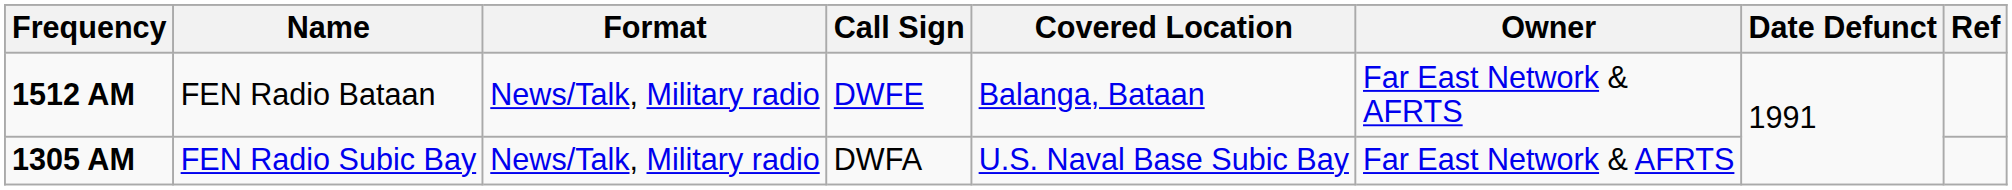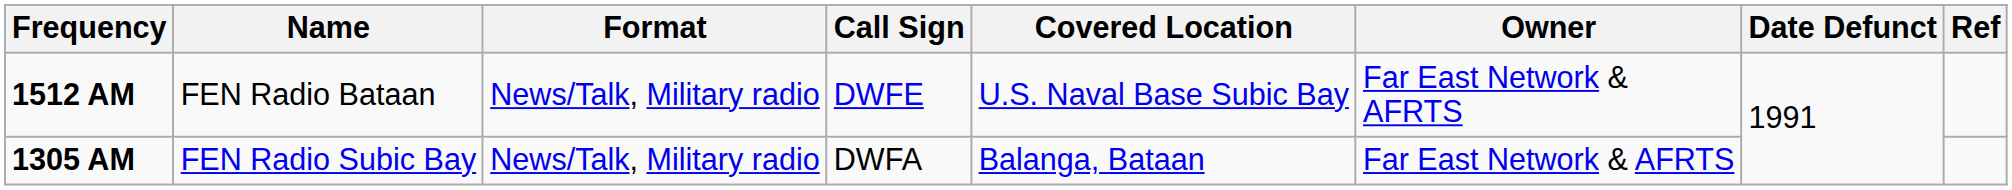(1092, 94) Balanga, Bataan -> (1164, 94) U.S. Naval Base Subic Bay
(1164, 160) U.S. Naval Base Subic Bay -> (1092, 160) Balanga, Bataan
